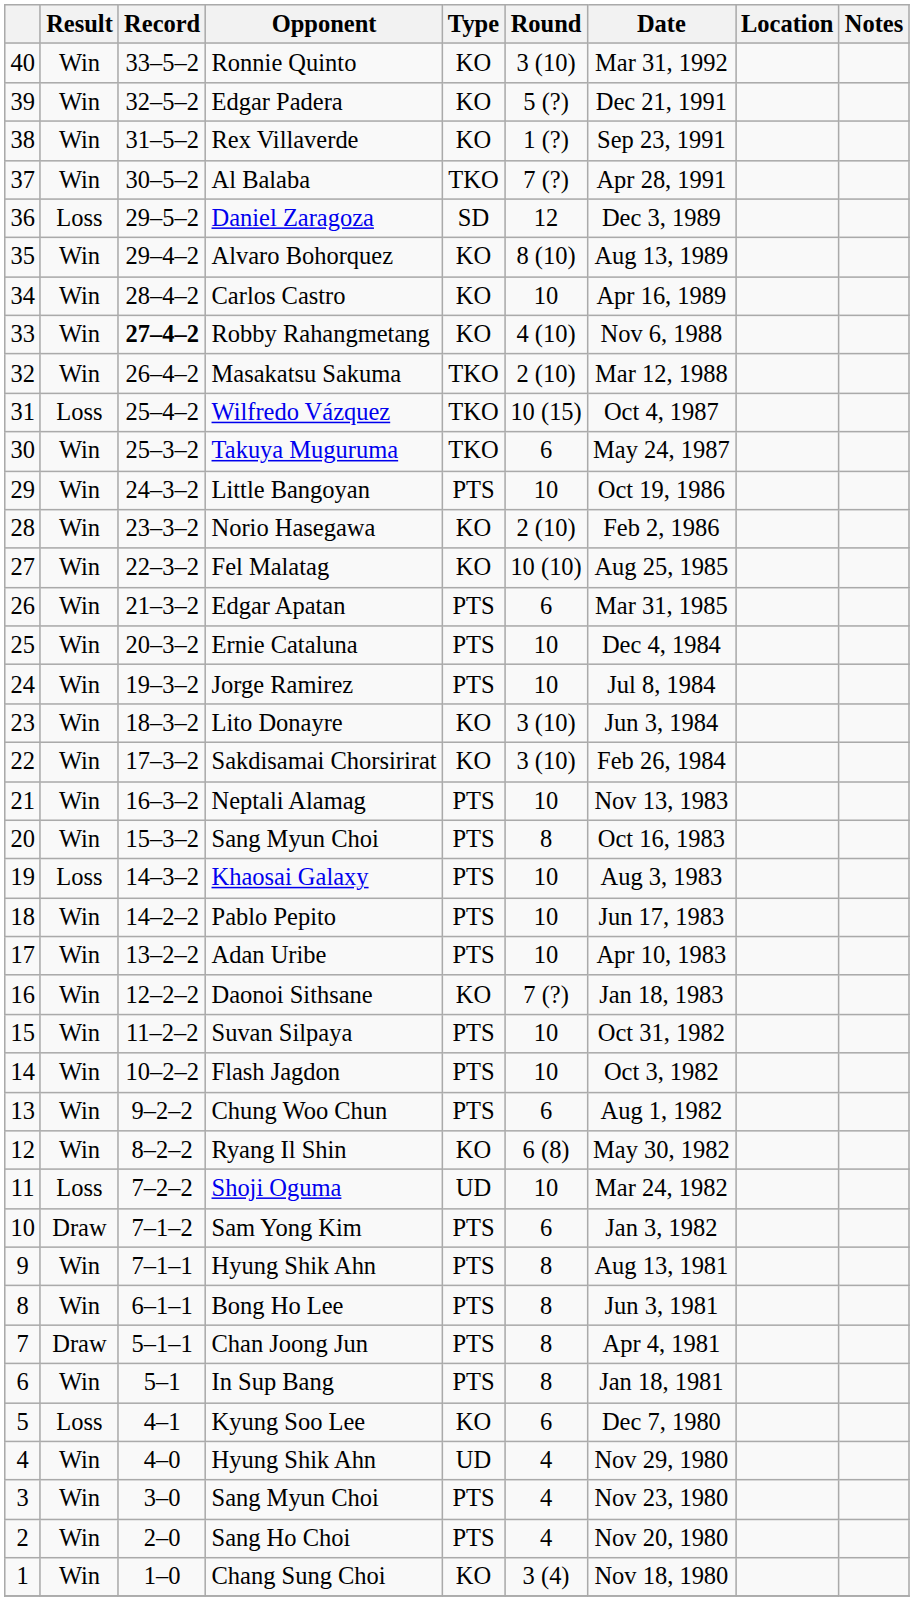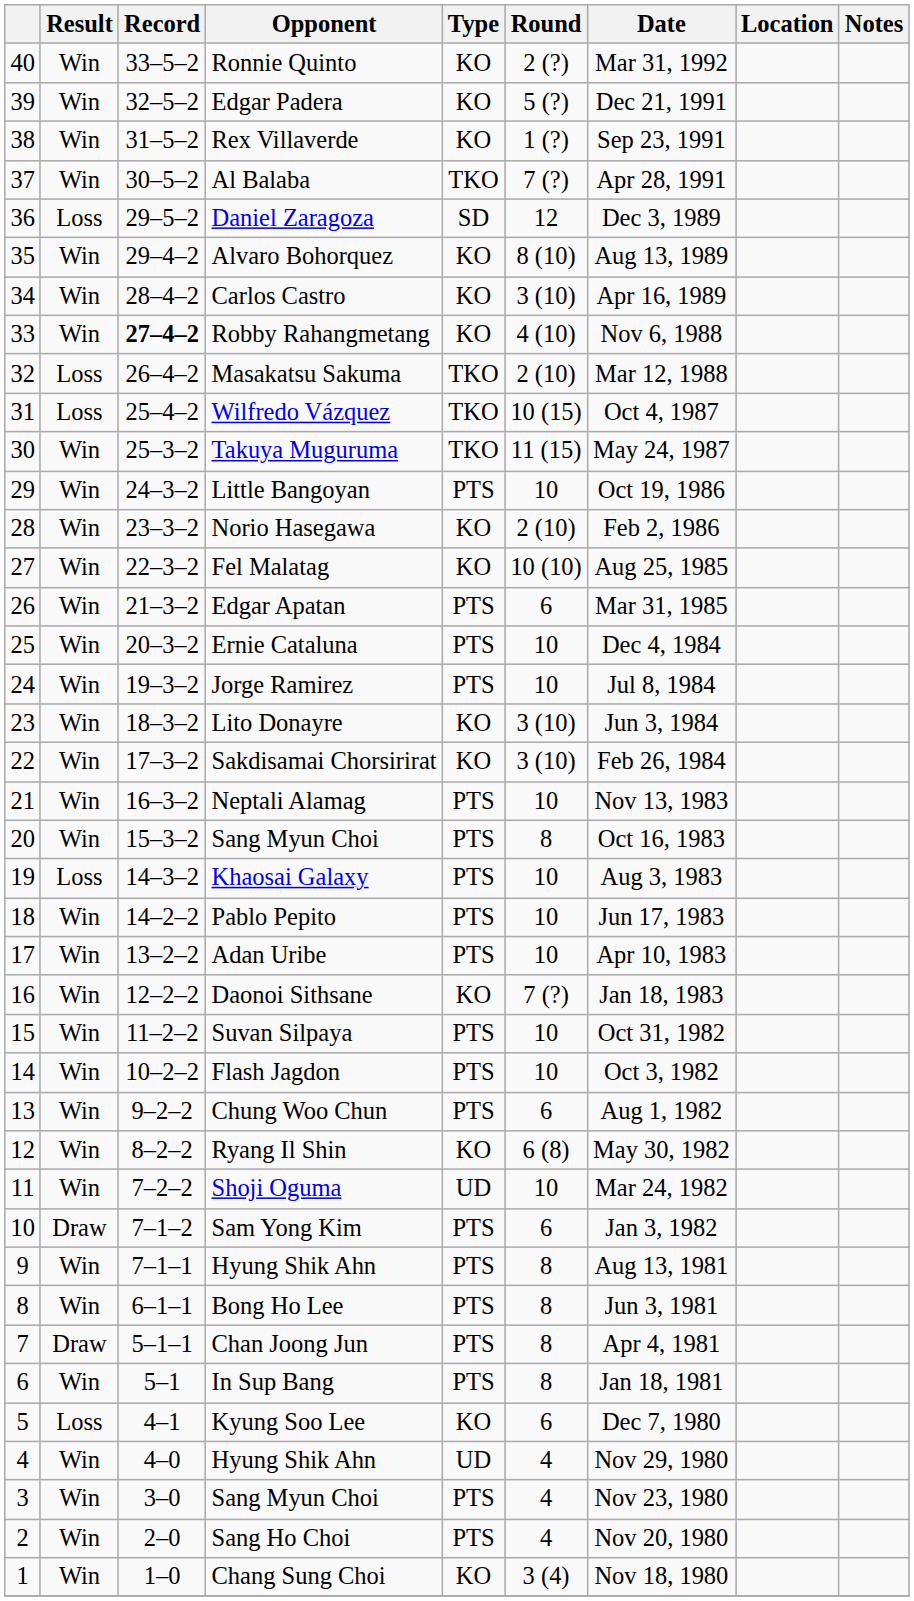(546, 62) 3 (10) -> (546, 62) 2 (?)
(546, 295) 10 -> (546, 295) 3 (10)
(79, 373) Win -> (79, 373) Loss
(546, 450) 6 -> (546, 450) 11 (15)
(79, 1188) Loss -> (79, 1188) Win
